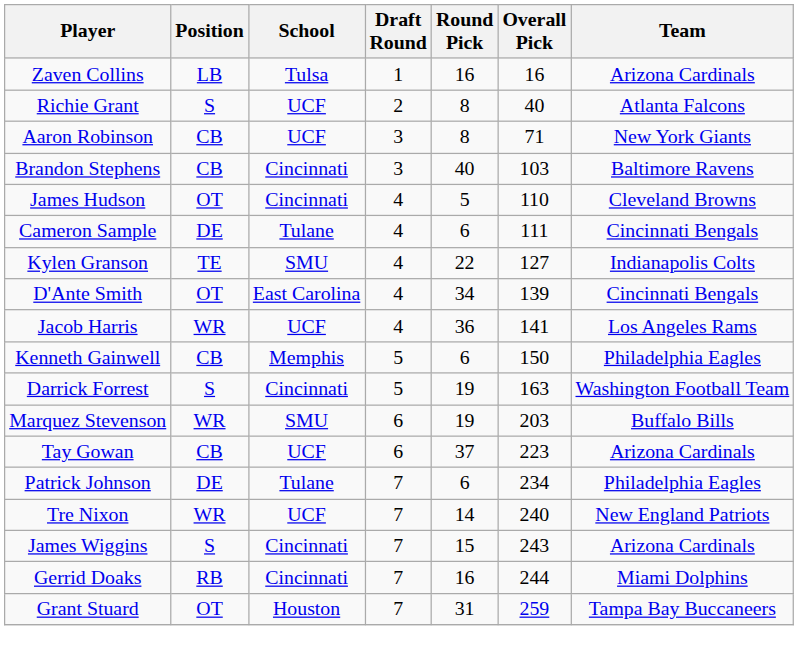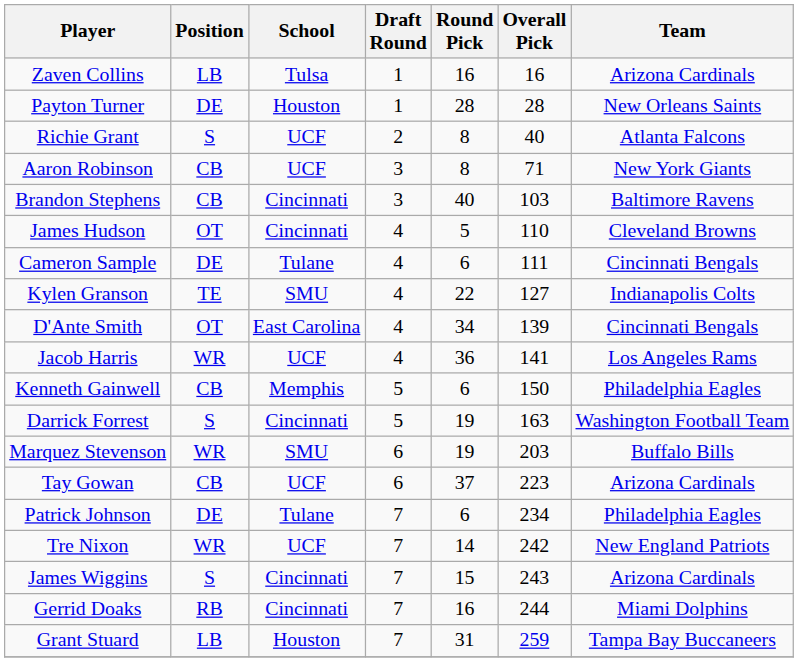+ row: (88, 105)
(534, 514) 240 -> (534, 545) 242
(210, 608) OT -> (210, 640) LB
